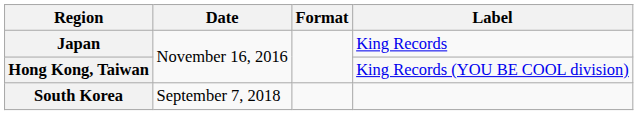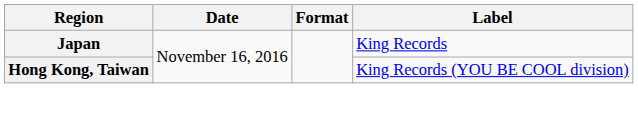- row: (79, 95)
